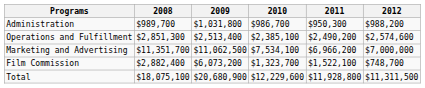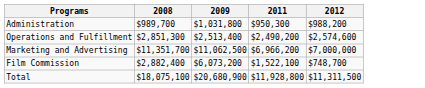- column: (277, 11)
